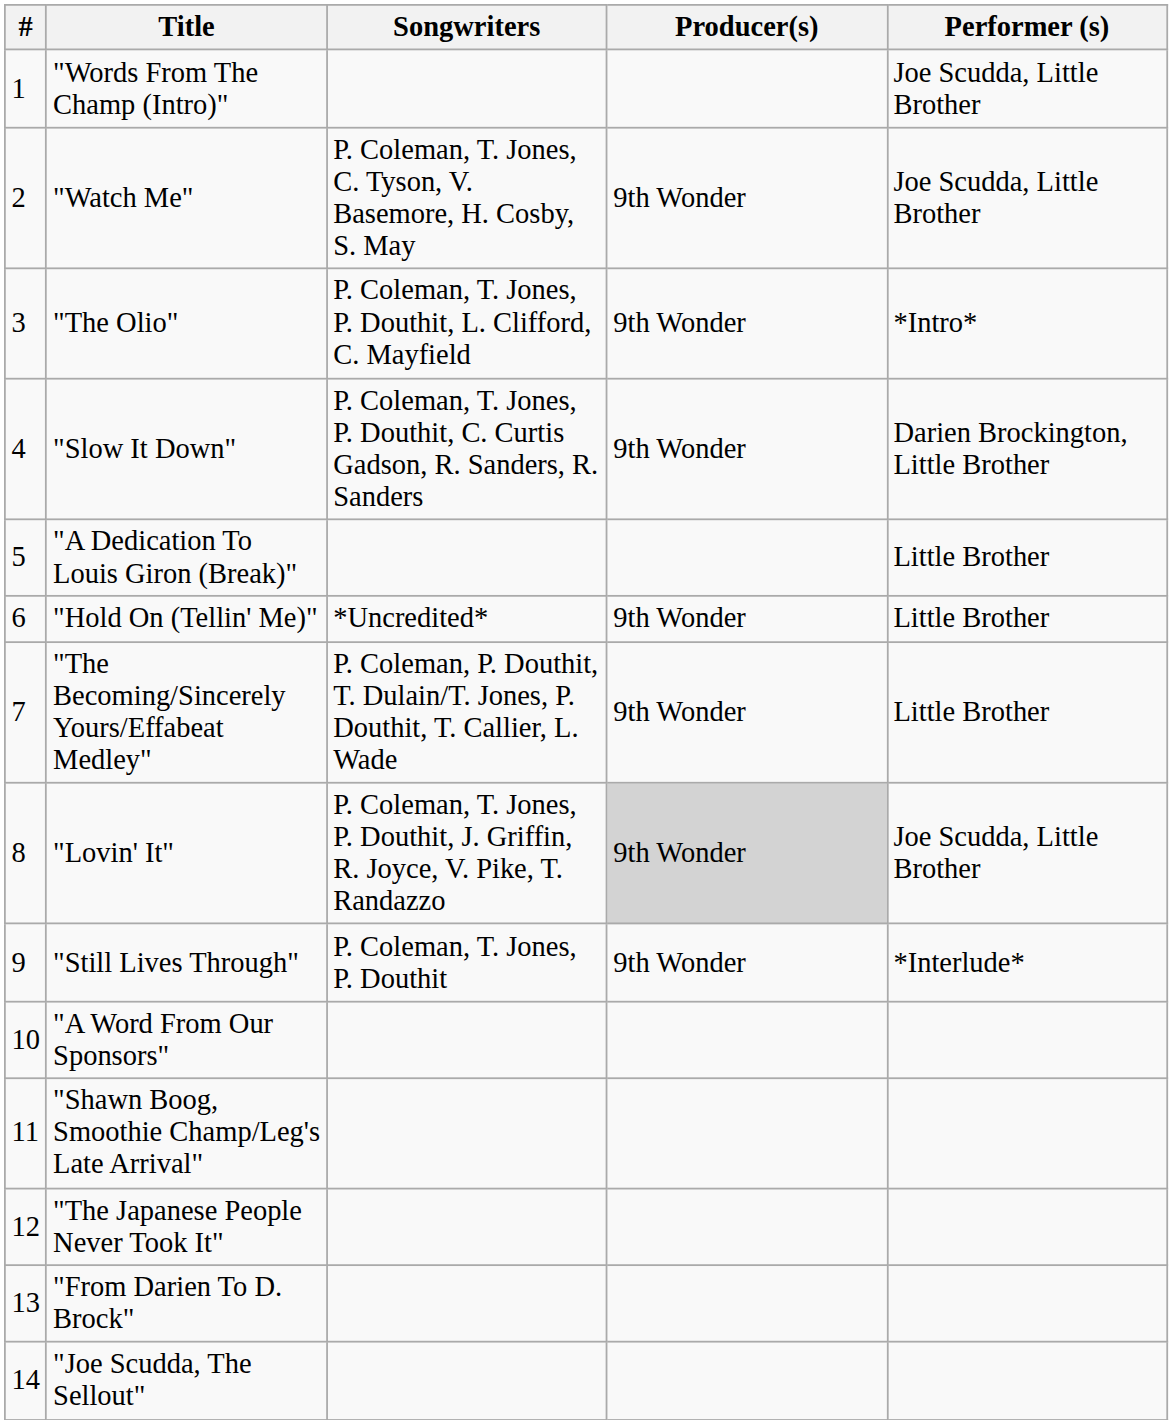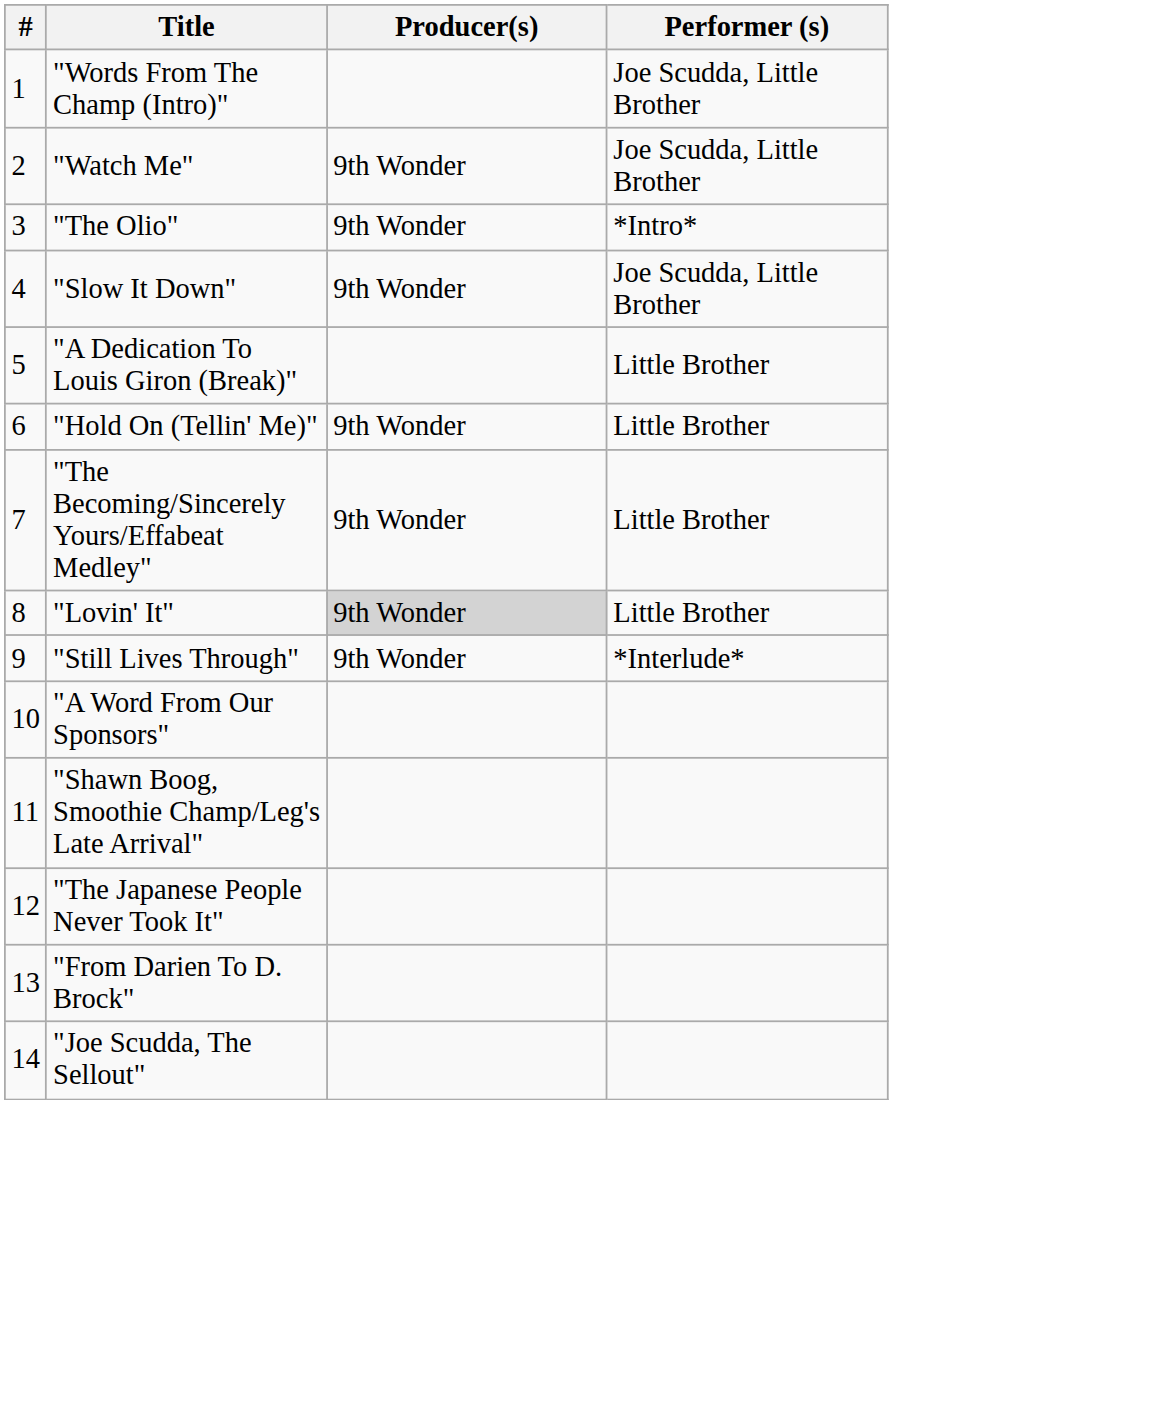- column: (467, 27)
(1011, 448) Darien Brockington, Little Brother -> (716, 287) Joe Scudda, Little Brother
(996, 853) Joe Scudda, Little Brother -> (691, 612) Little Brother
